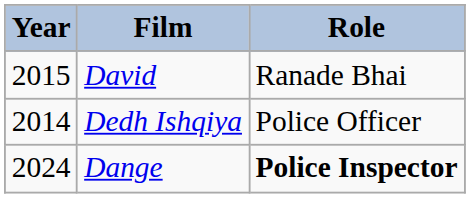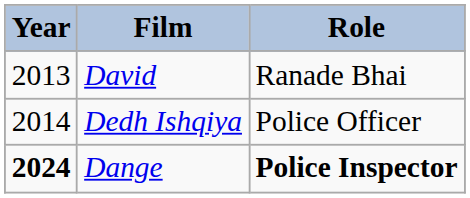(41, 74) 2015 -> (41, 74) 2013
(41, 167) normal -> (41, 167) bold
